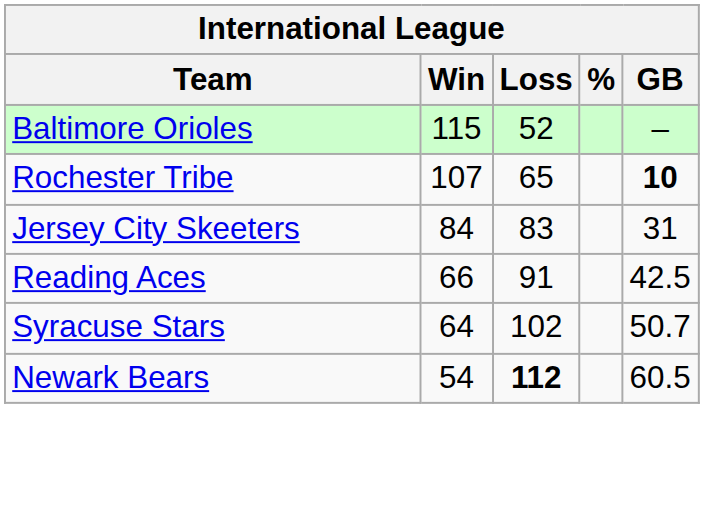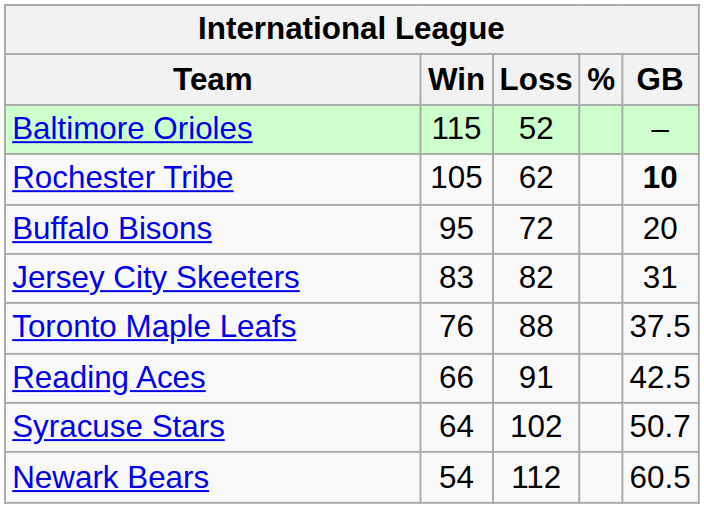(457, 178) 107 -> (457, 178) 105
(536, 178) 65 -> (536, 178) 62
+ row: (112, 228)
(457, 228) 84 -> (457, 278) 83
(536, 228) 83 -> (536, 278) 82
+ row: (154, 327)
(536, 377) bold -> (536, 476) normal
